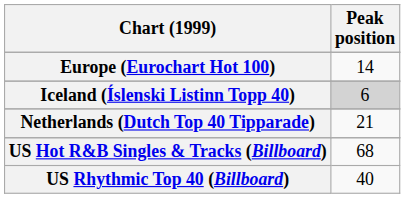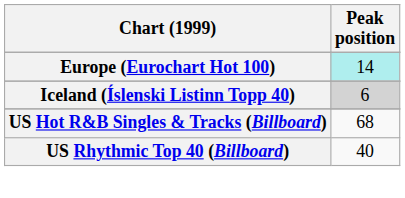(365, 66) no background -> (365, 66) paleturquoise background
- row: (168, 123)
